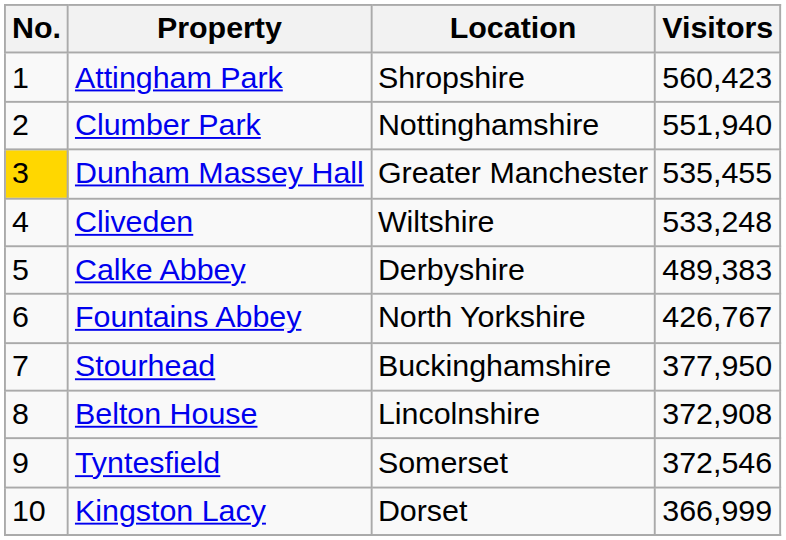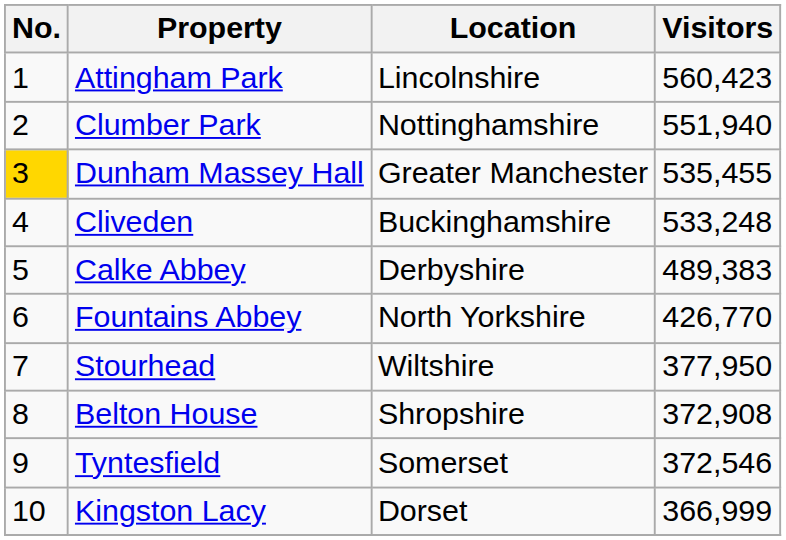(451, 76) Shropshire -> (459, 76) Lincolnshire
(436, 221) Wiltshire -> (494, 221) Buckinghamshire
(717, 317) 426,767 -> (717, 317) 426,770
(494, 366) Buckinghamshire -> (436, 366) Wiltshire
(459, 414) Lincolnshire -> (451, 414) Shropshire
